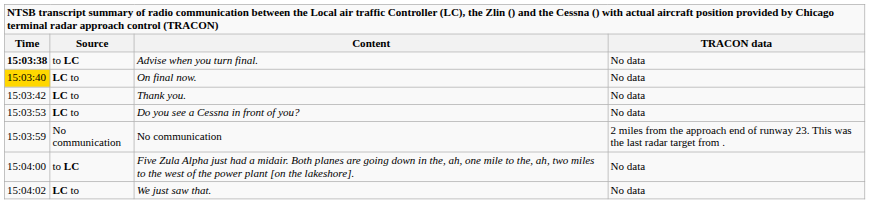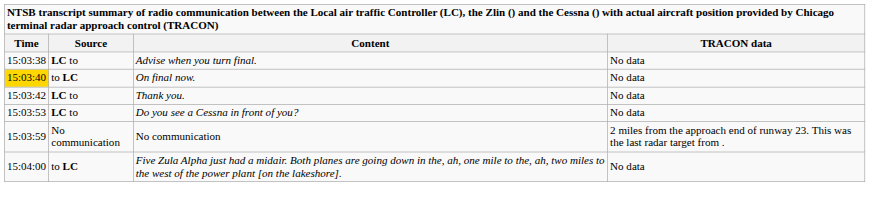(27, 60) bold -> (27, 60) normal
(66, 60) to LC -> (65, 60) LC to
(66, 78) LC to -> (65, 78) to LC
- row: (174, 190)
